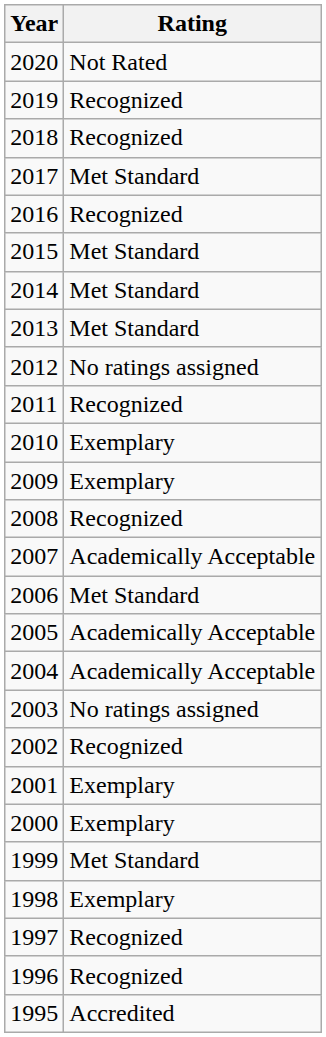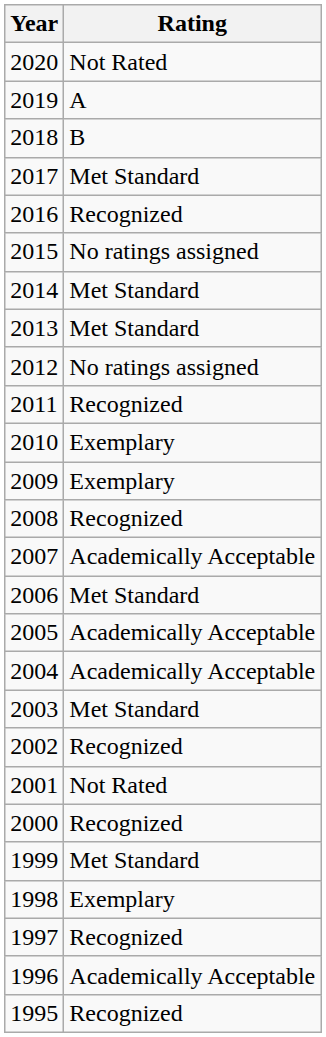(126, 99) Recognized -> (78, 99) A
(126, 137) Recognized -> (77, 137) B
(134, 251) Met Standard -> (164, 251) No ratings assigned
(164, 708) No ratings assigned -> (134, 708) Met Standard
(122, 784) Exemplary -> (118, 784) Not Rated
(122, 822) Exemplary -> (126, 822) Recognized
(126, 975) Recognized -> (192, 975) Academically Acceptable
(122, 1013) Accredited -> (126, 1013) Recognized
